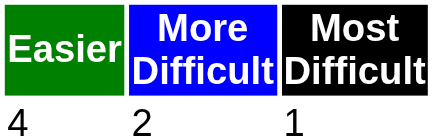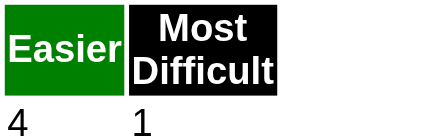- column: (203, 49)
